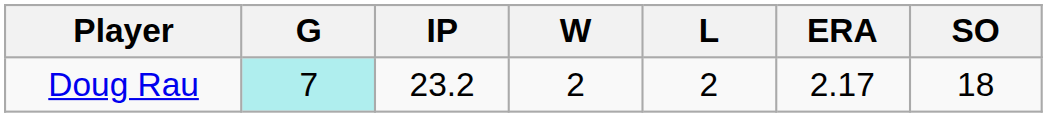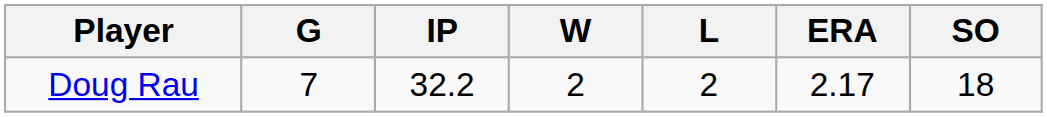(309, 84) paleturquoise background -> (309, 84) no background
(442, 84) 23.2 -> (442, 84) 32.2
